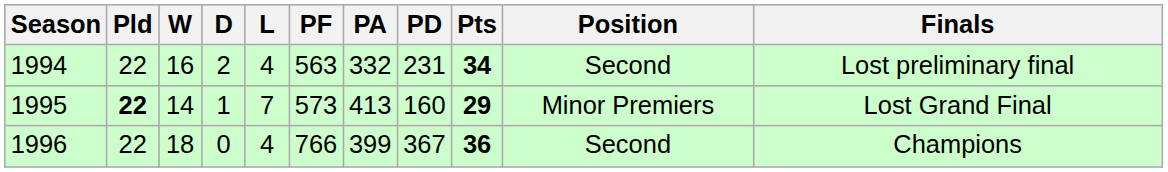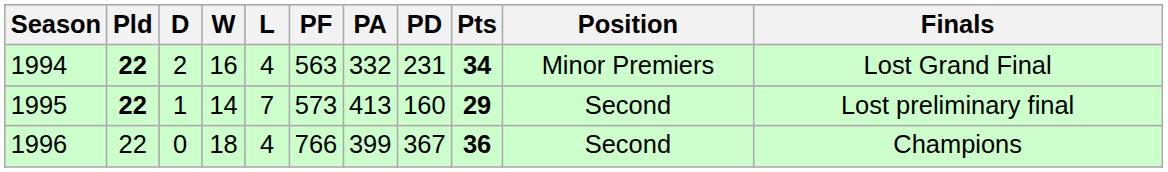columns swapped: (180, 24) <-> (224, 24)
(133, 65) normal -> (133, 65) bold
(628, 65) Second -> (628, 65) Minor Premiers
(958, 65) Lost preliminary final -> (958, 65) Lost Grand Final
(628, 105) Minor Premiers -> (628, 105) Second
(958, 105) Lost Grand Final -> (958, 105) Lost preliminary final
